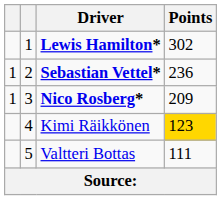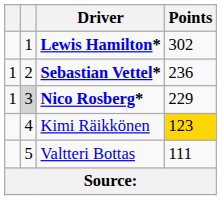(29, 99) no background -> (29, 99) lightgrey background
(181, 99) 209 -> (181, 99) 229
